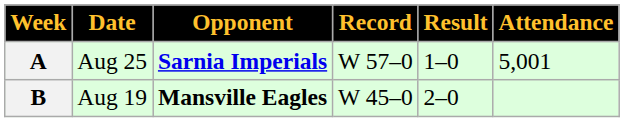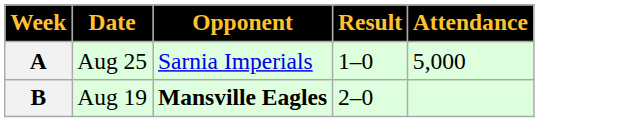- column: (375, 23)
(243, 60) bold -> (235, 60) normal
(525, 60) 5,001 -> (439, 60) 5,000
